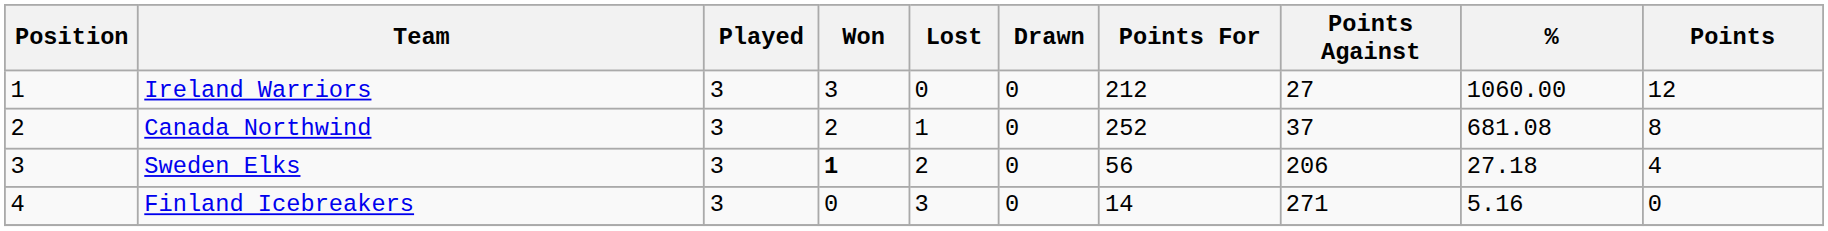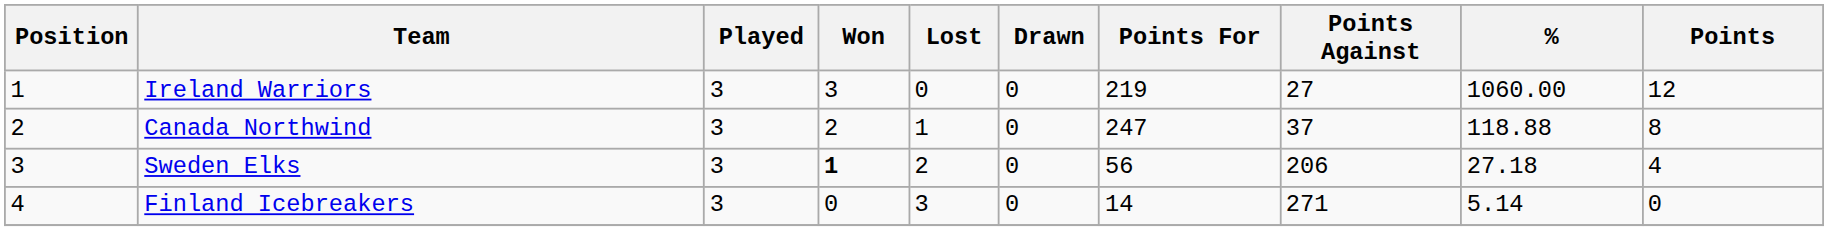(1126, 90) 212 -> (1126, 90) 219
(1126, 129) 252 -> (1126, 129) 247
(1509, 129) 681.08 -> (1509, 129) 118.88
(1495, 206) 5.16 -> (1495, 206) 5.14
